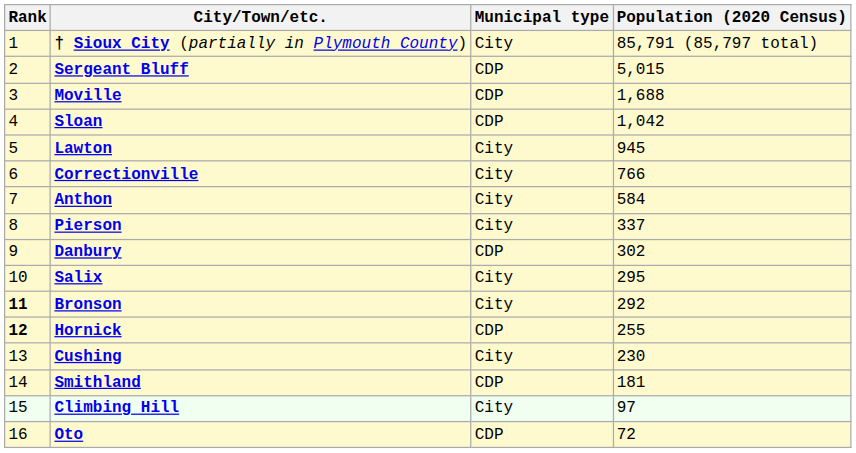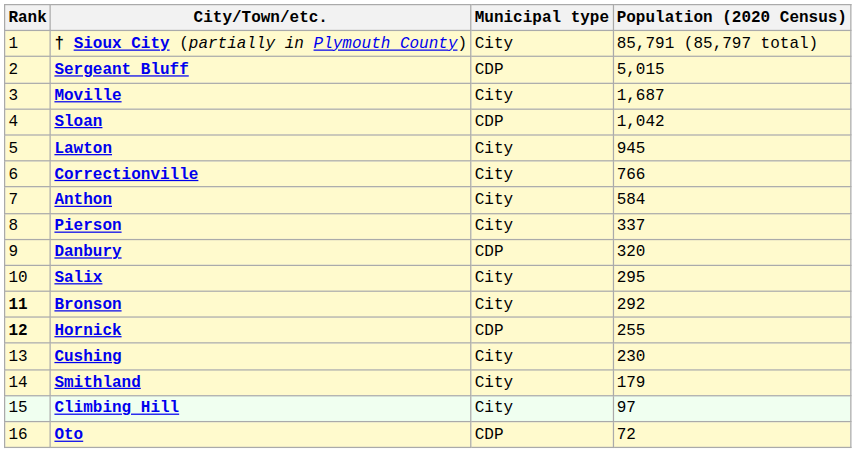(489, 96) CDP -> (494, 96) City
(641, 96) 1,688 -> (641, 96) 1,687
(631, 252) 302 -> (631, 252) 320
(489, 382) CDP -> (494, 382) City
(631, 382) 181 -> (631, 382) 179
